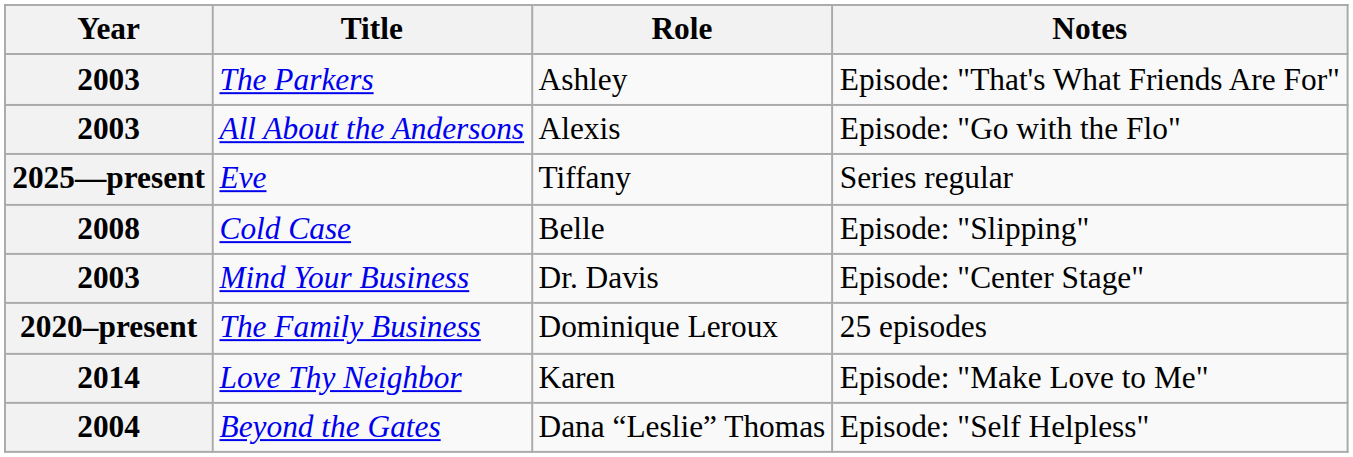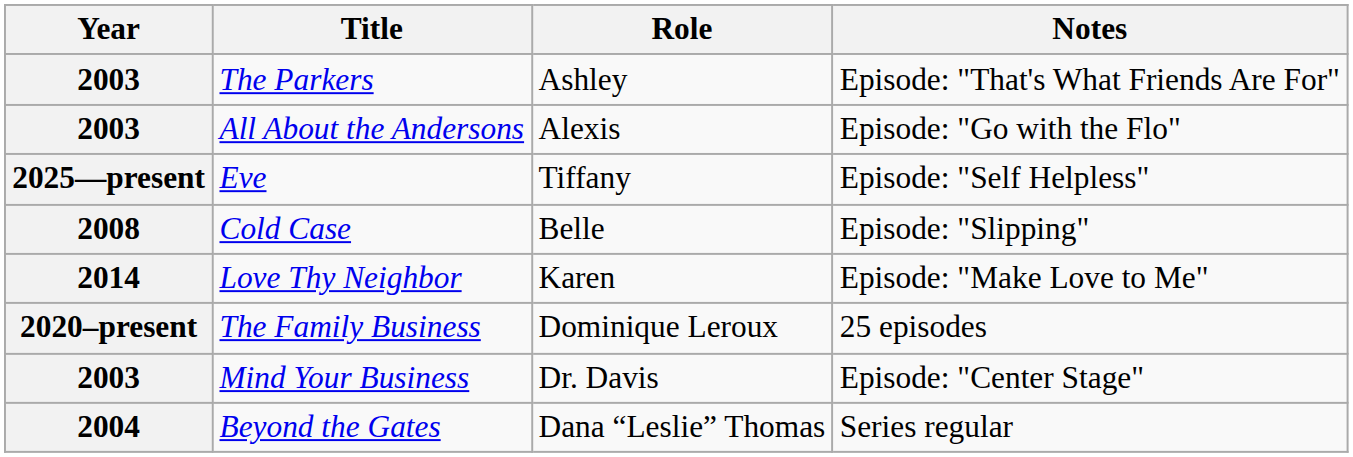(926, 178) Series regular -> (995, 178) Episode: "Self Helpless"
rows swapped: (341, 377) <-> (344, 278)
(995, 427) Episode: "Self Helpless" -> (926, 427) Series regular
